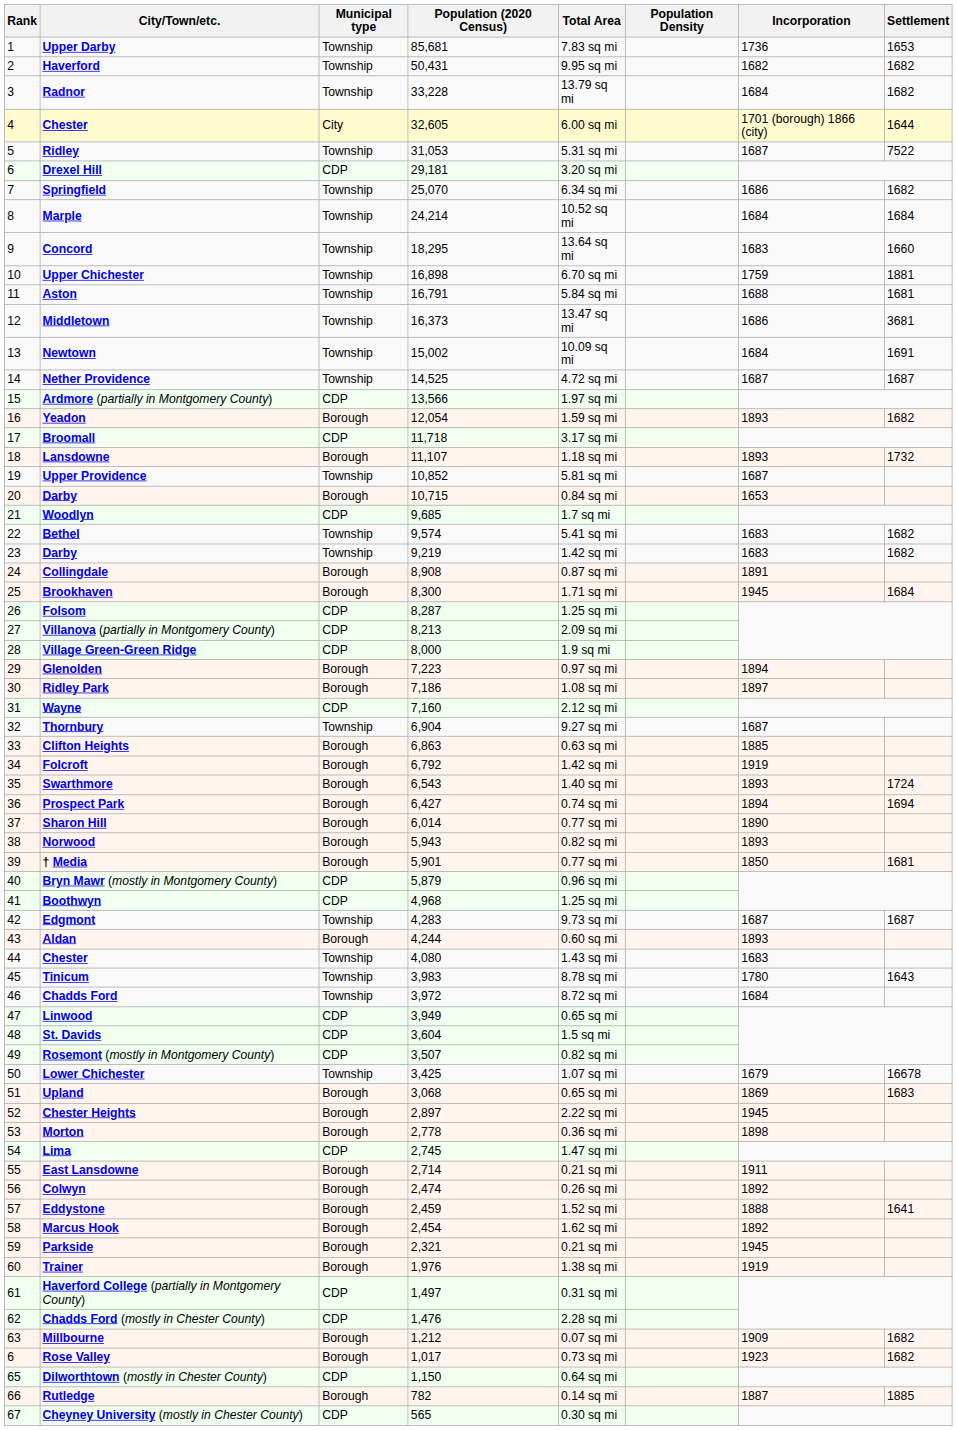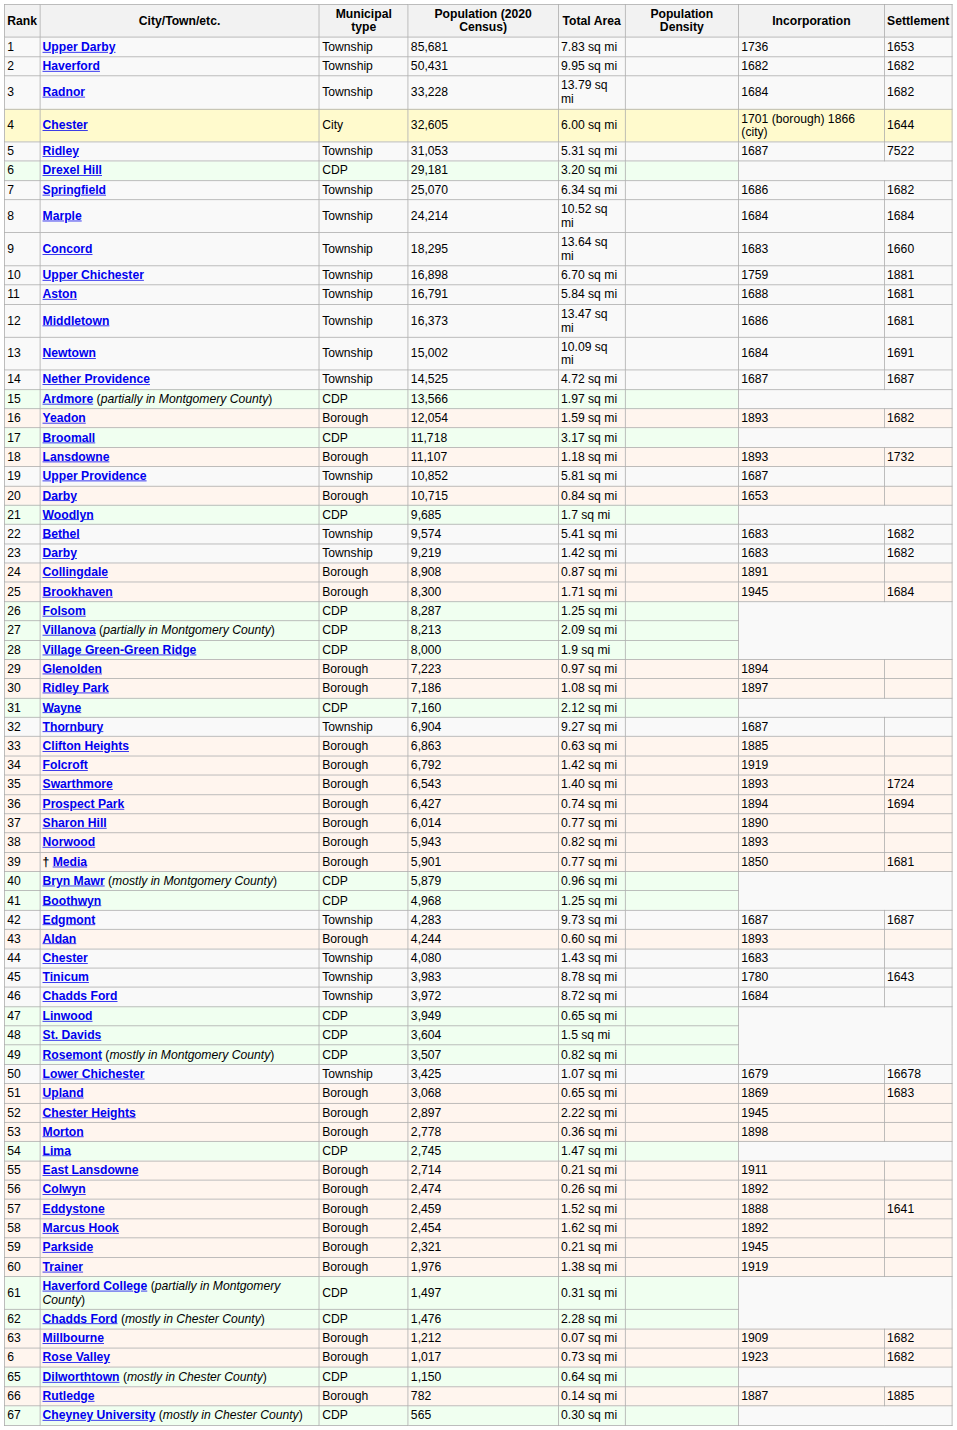(901, 320) 3681 -> (901, 320) 1681
